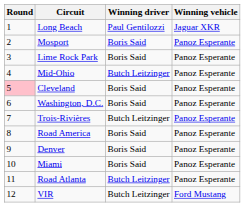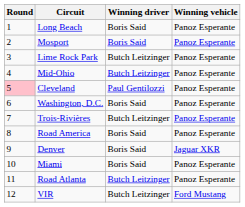(136, 27) Paul Gentilozzi -> (127, 27) Boris Said
(197, 27) Jaguar XKR -> (205, 27) Panoz Esperante
(127, 58) Boris Said -> (139, 58) Butch Leitzinger
(127, 88) Boris Said -> (136, 88) Paul Gentilozzi
(205, 149) Panoz Esperante -> (197, 149) Jaguar XKR
